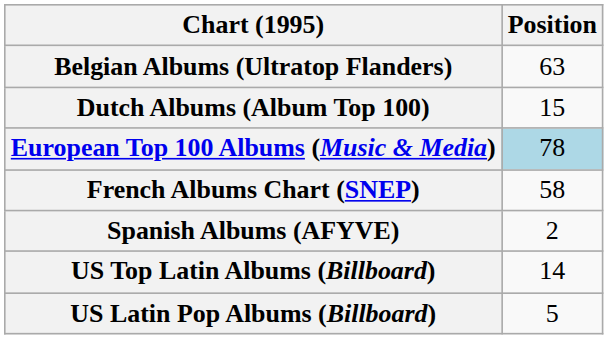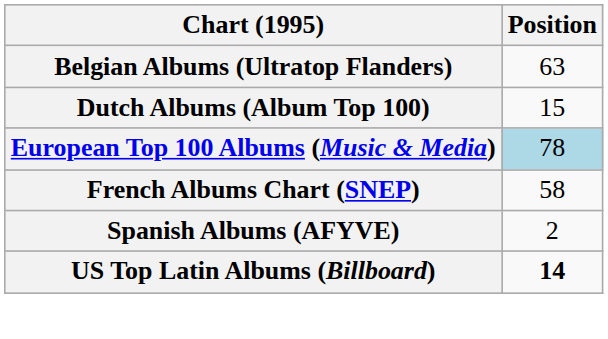(552, 271) normal -> (552, 271) bold
- row: (253, 312)
